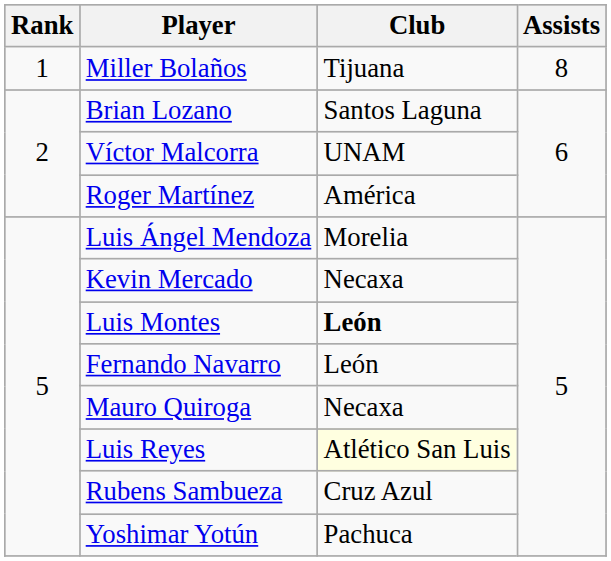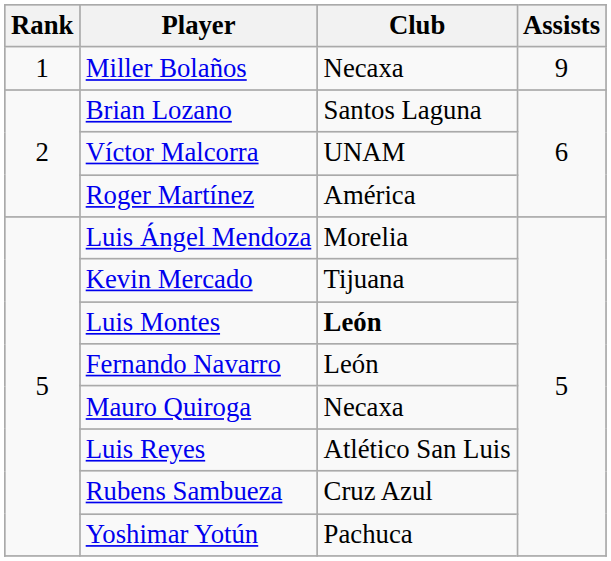(364, 68) Tijuana -> (364, 68) Necaxa
(562, 68) 8 -> (562, 68) 9
(364, 279) Necaxa -> (364, 279) Tijuana
(417, 449) lightyellow background -> (417, 449) no background
